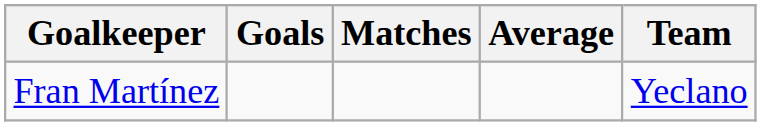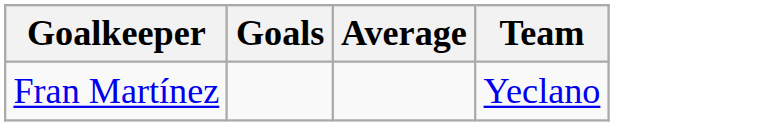- column: (406, 33)
